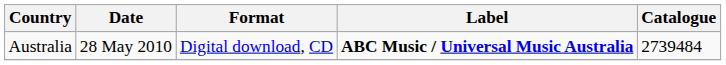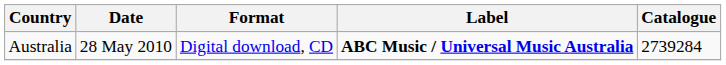(672, 45) 2739484 -> (672, 45) 2739284
